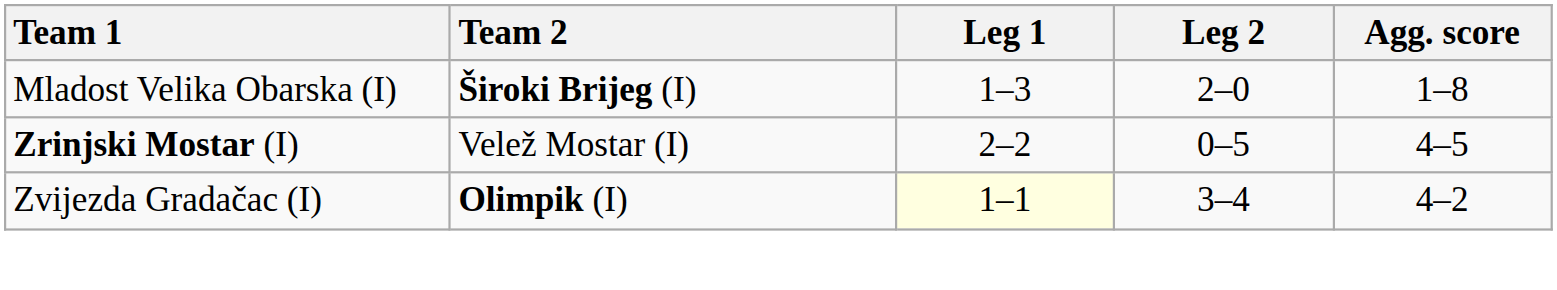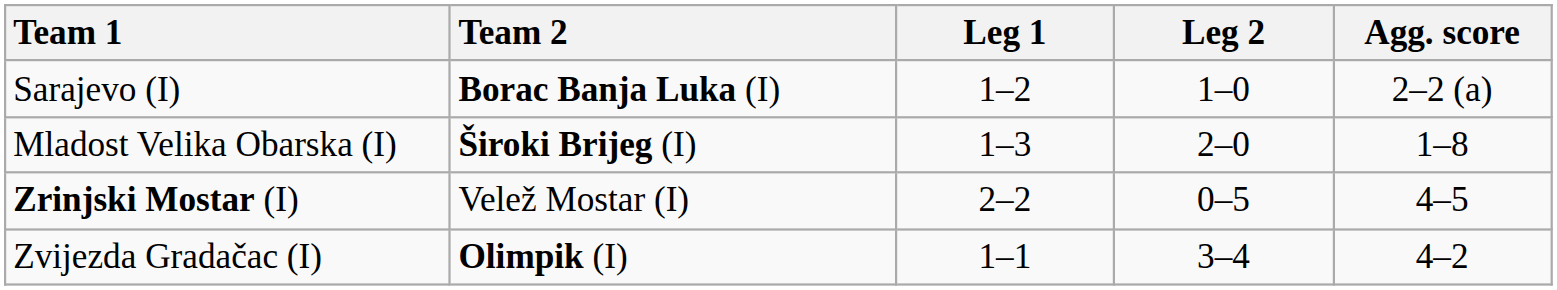+ row: (97, 88)
(1005, 199) lightyellow background -> (1005, 255) no background
